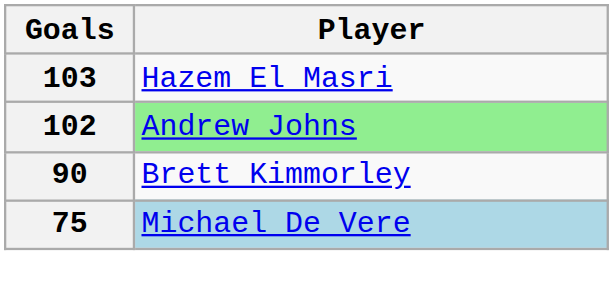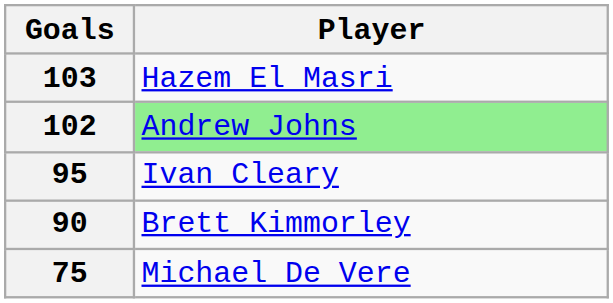+ row: (70, 176)
(276, 224) lightblue background -> (276, 273) no background
